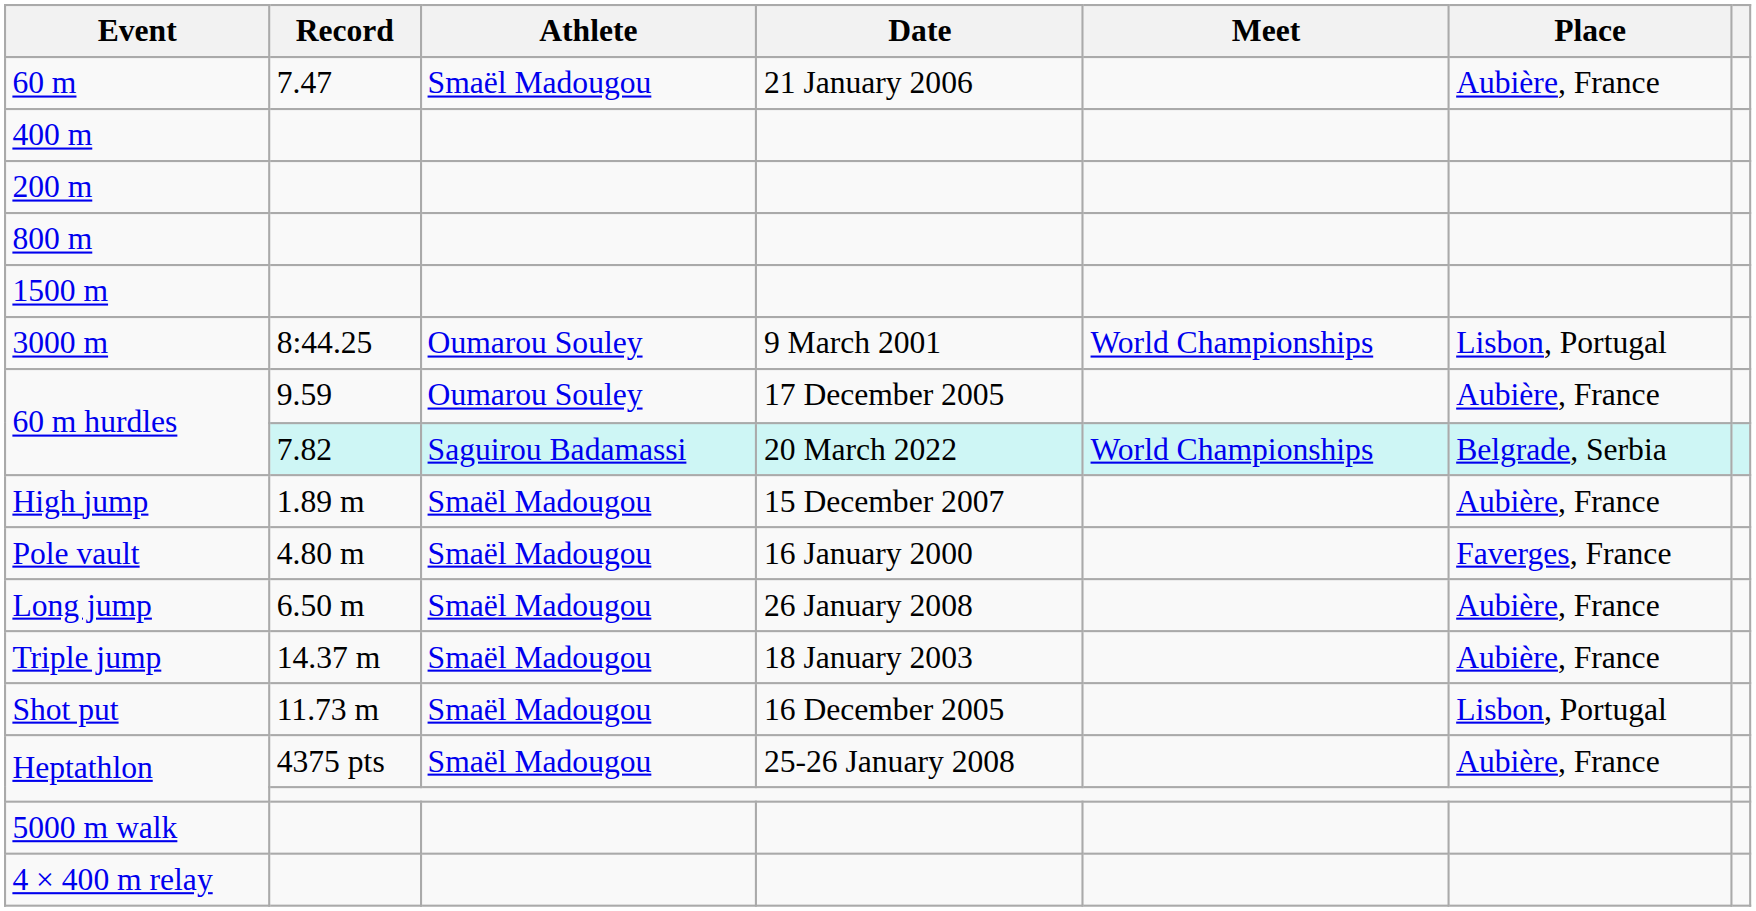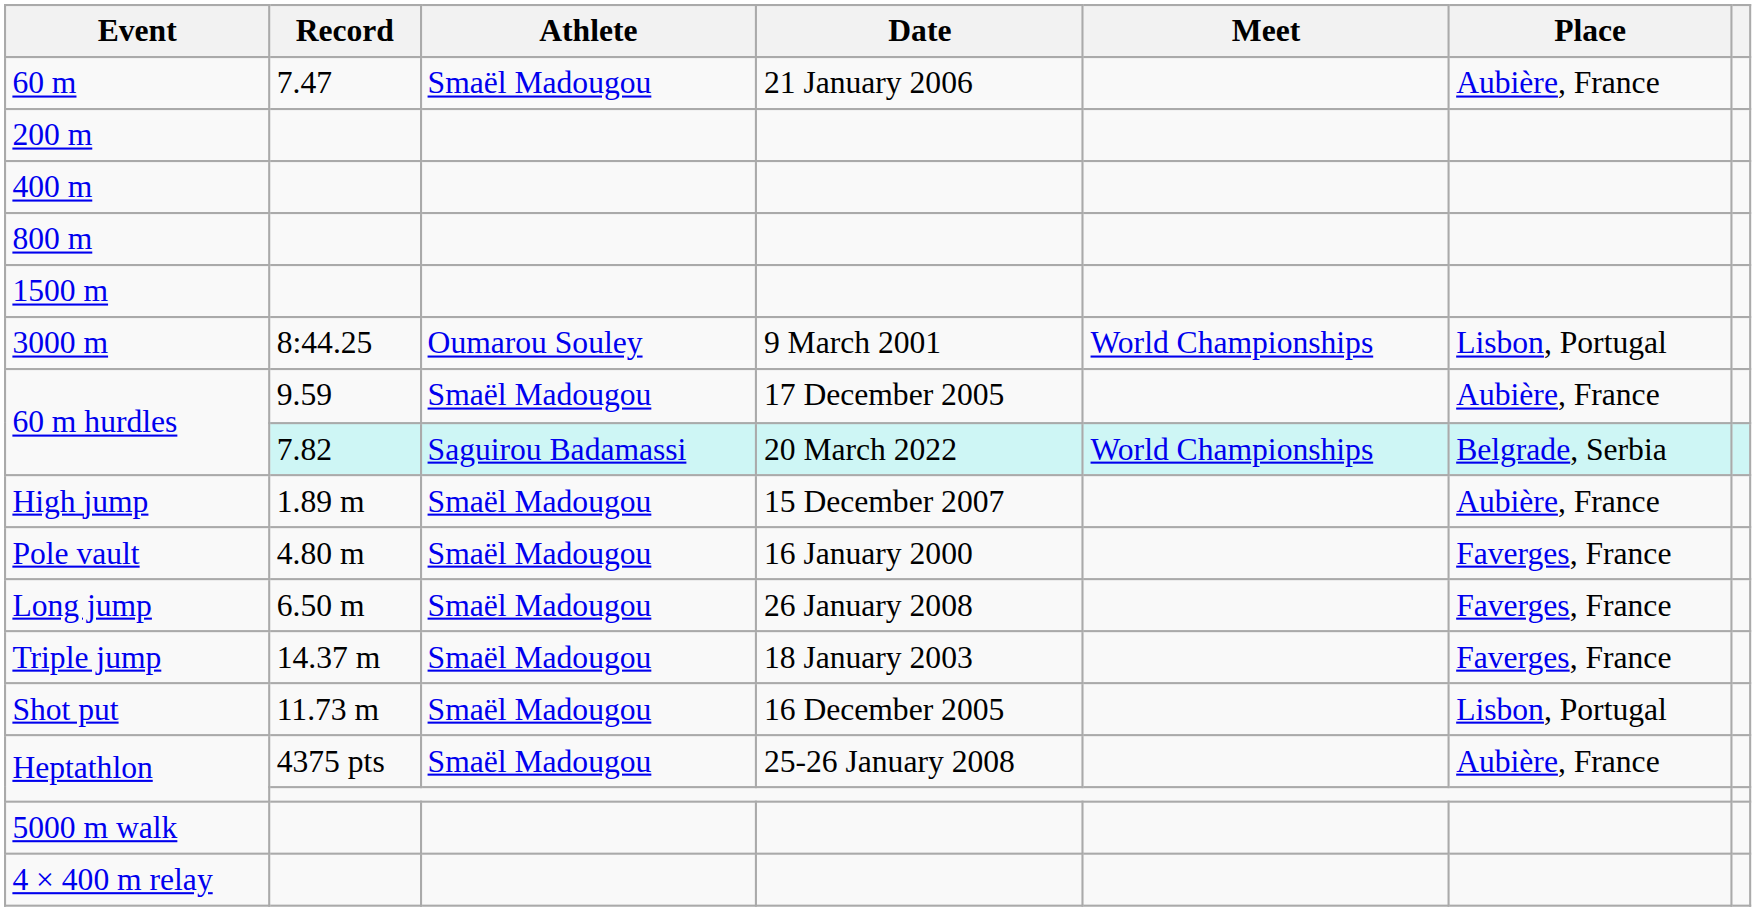rows swapped: (52, 187) <-> (52, 135)
(535, 395) Oumarou Souley -> (539, 395) Smaël Madougou
(1558, 604) Aubière, France -> (1564, 604) Faverges, France
(1558, 656) Aubière, France -> (1564, 656) Faverges, France
